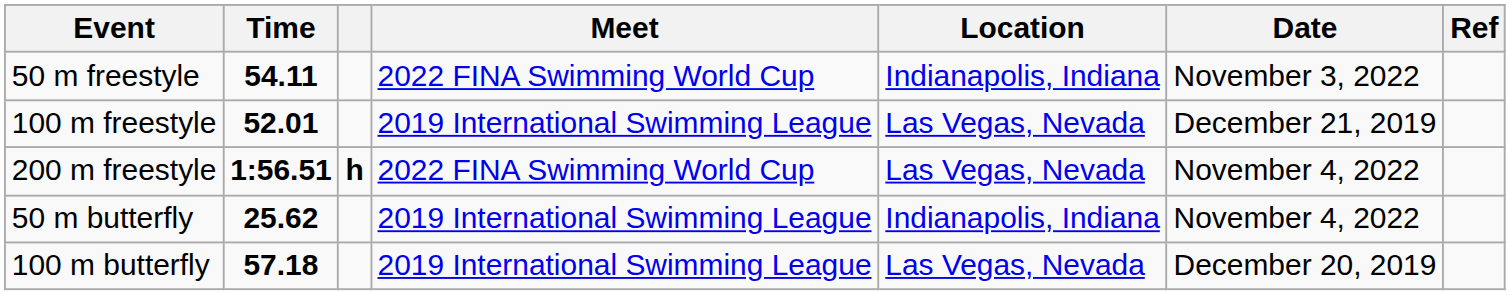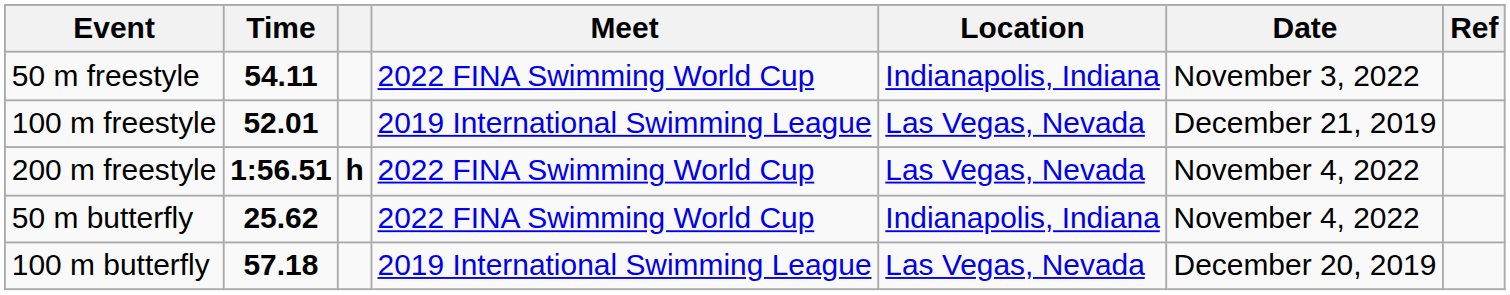(625, 218) 2019 International Swimming League -> (596, 218) 2022 FINA Swimming World Cup
